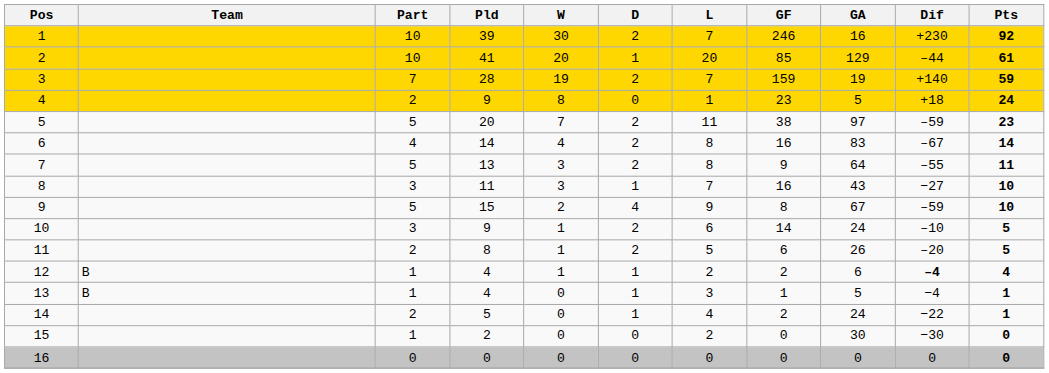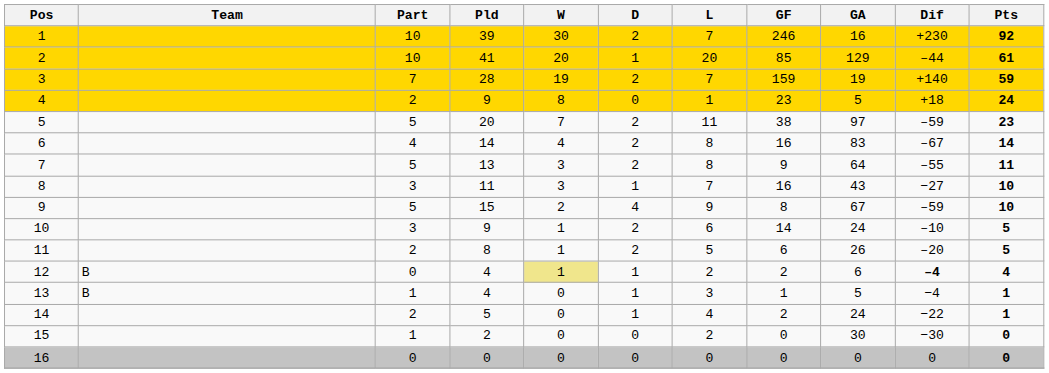(413, 272) 1 -> (413, 272) 0
(561, 272) no background -> (561, 272) khaki background
